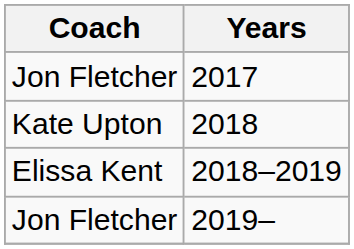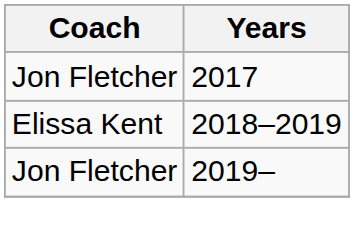- row: (225, 123)
